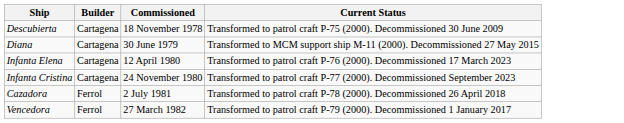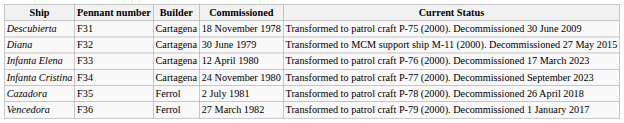+ column: (114, 12)
